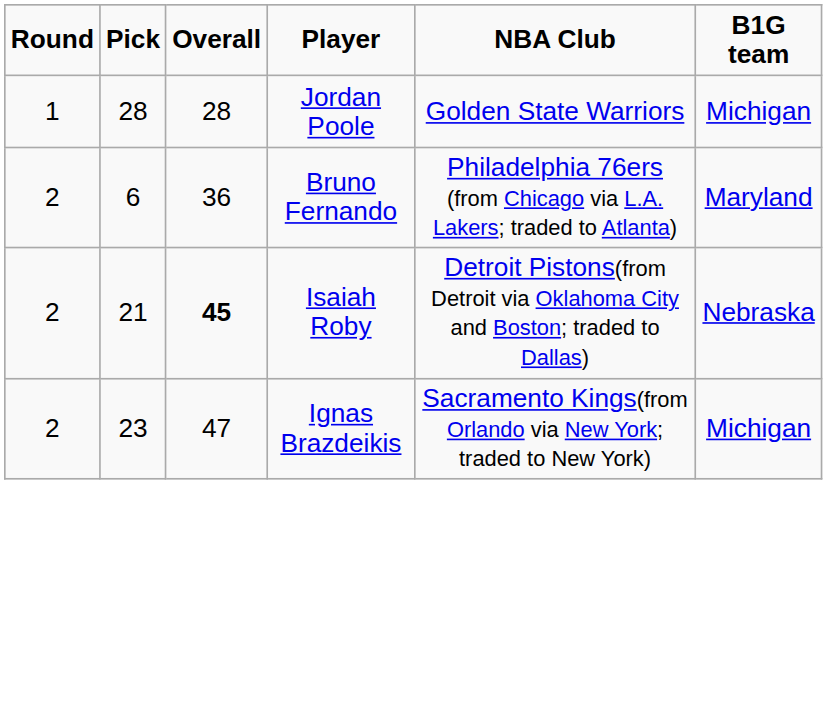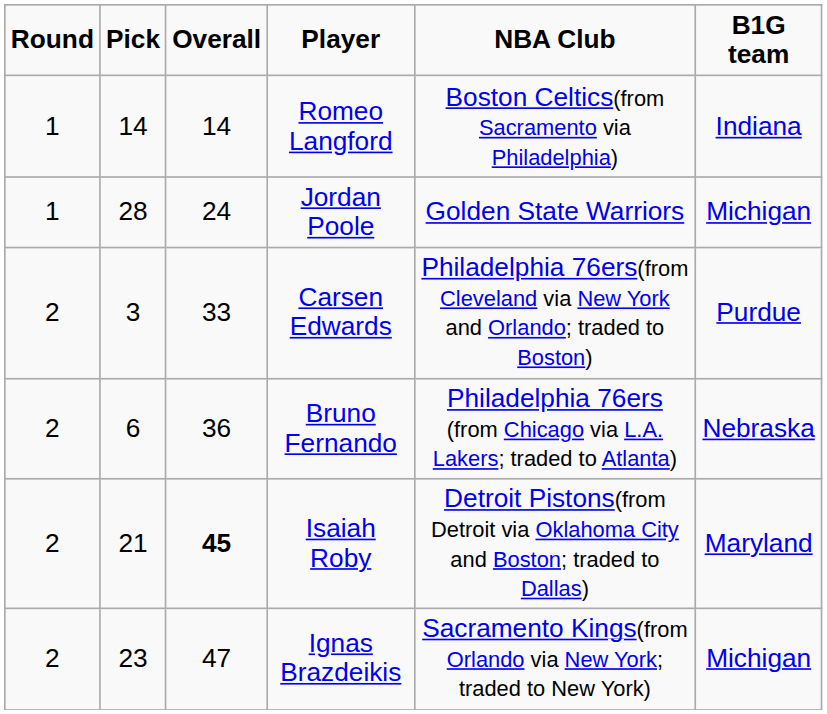+ row: (341, 125)
(217, 111) 28 -> (217, 211) 24
+ row: (341, 312)
(759, 197) Maryland -> (759, 427) Nebraska
(759, 312) Nebraska -> (759, 543) Maryland
